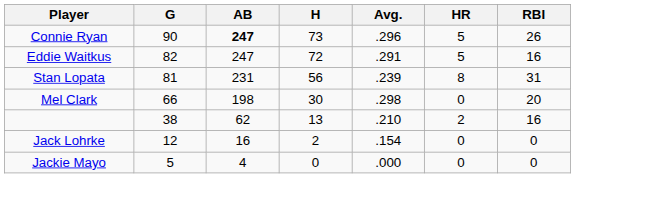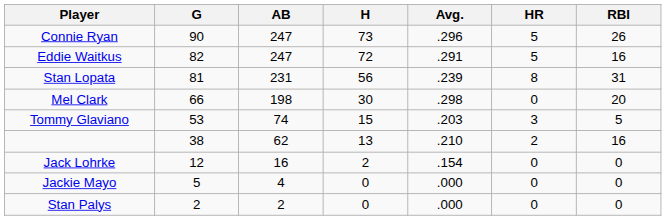(243, 36) bold -> (281, 36) normal
+ row: (79, 120)
+ row: (79, 204)
